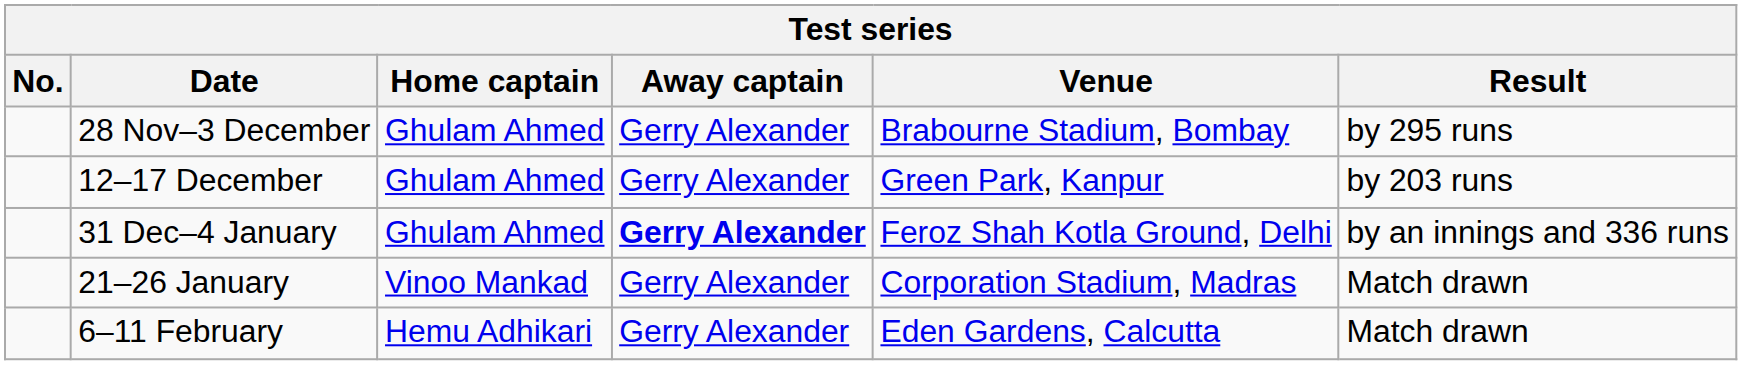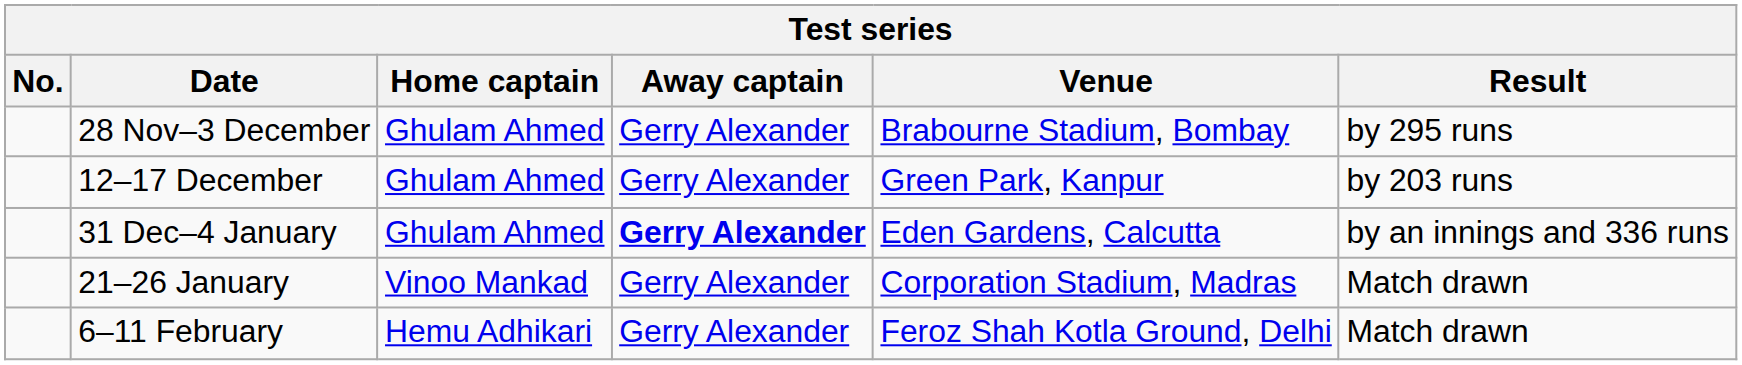(1106, 231) Feroz Shah Kotla Ground, Delhi -> (1050, 231) Eden Gardens, Calcutta
(1050, 332) Eden Gardens, Calcutta -> (1106, 332) Feroz Shah Kotla Ground, Delhi
